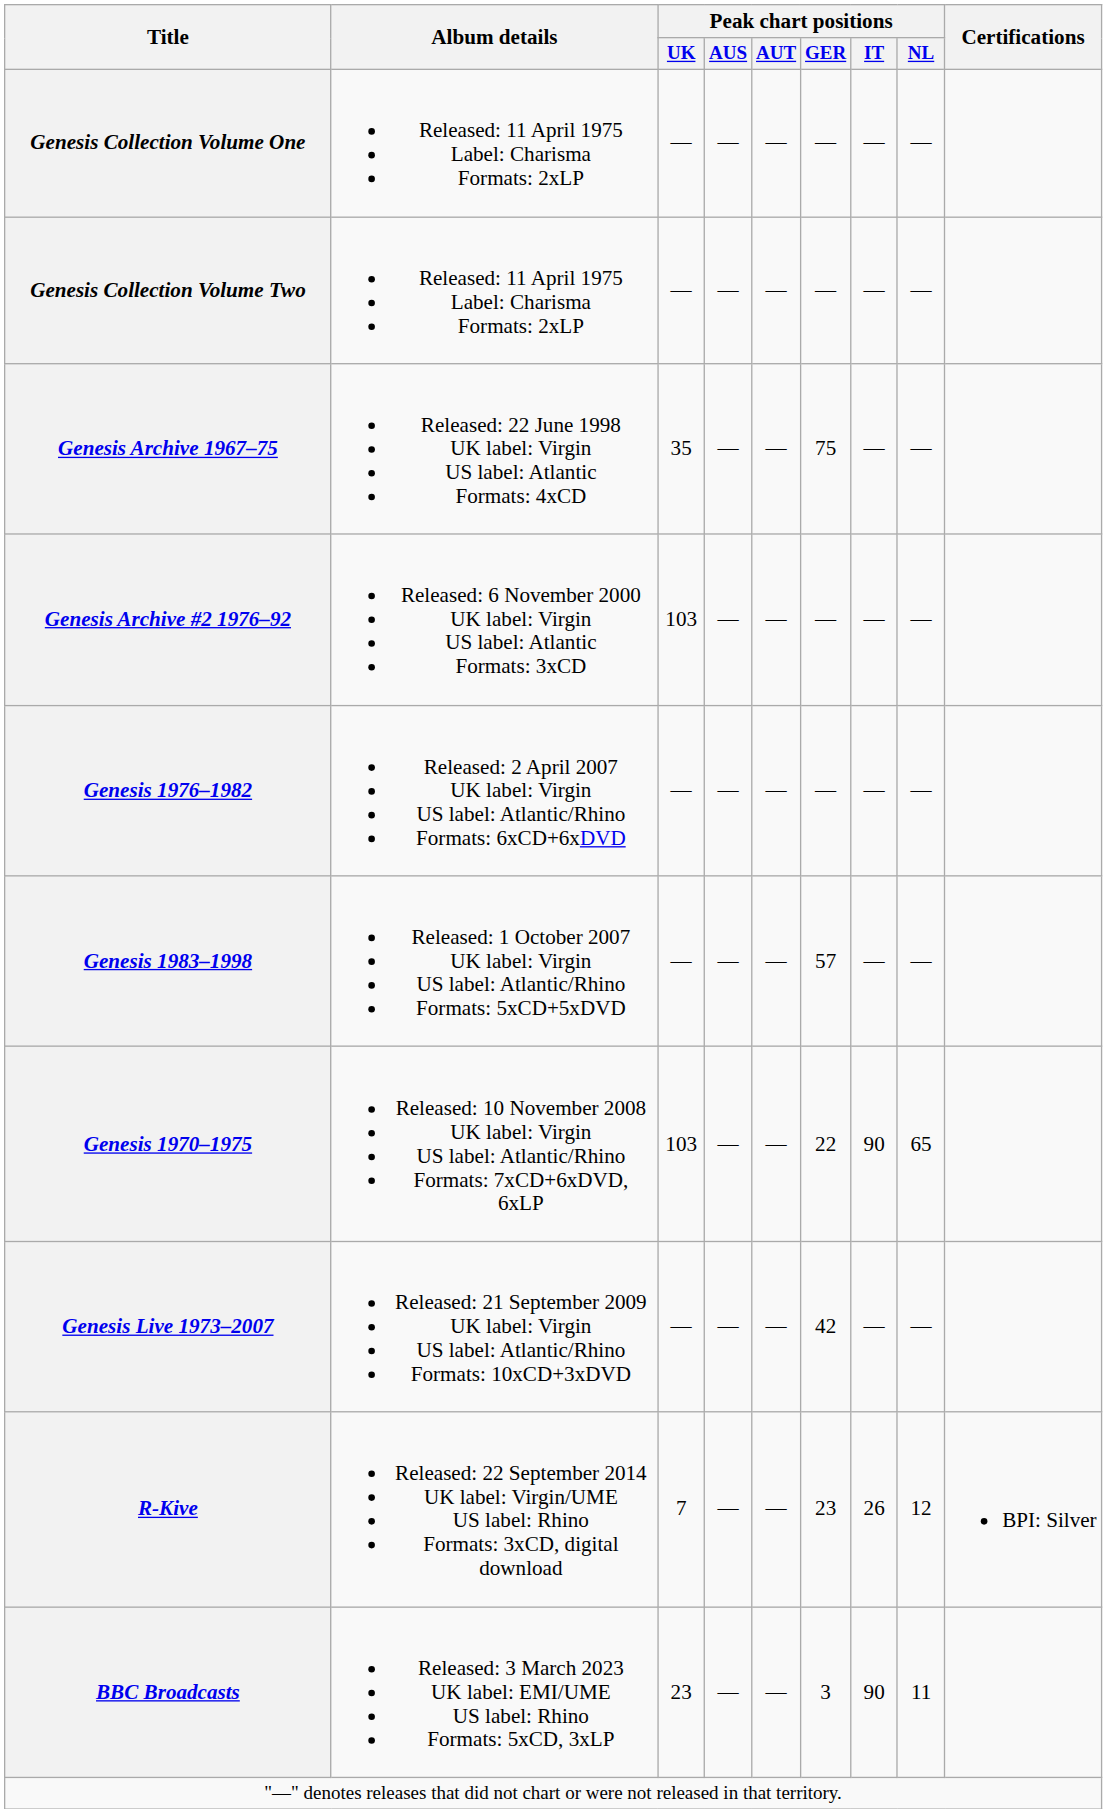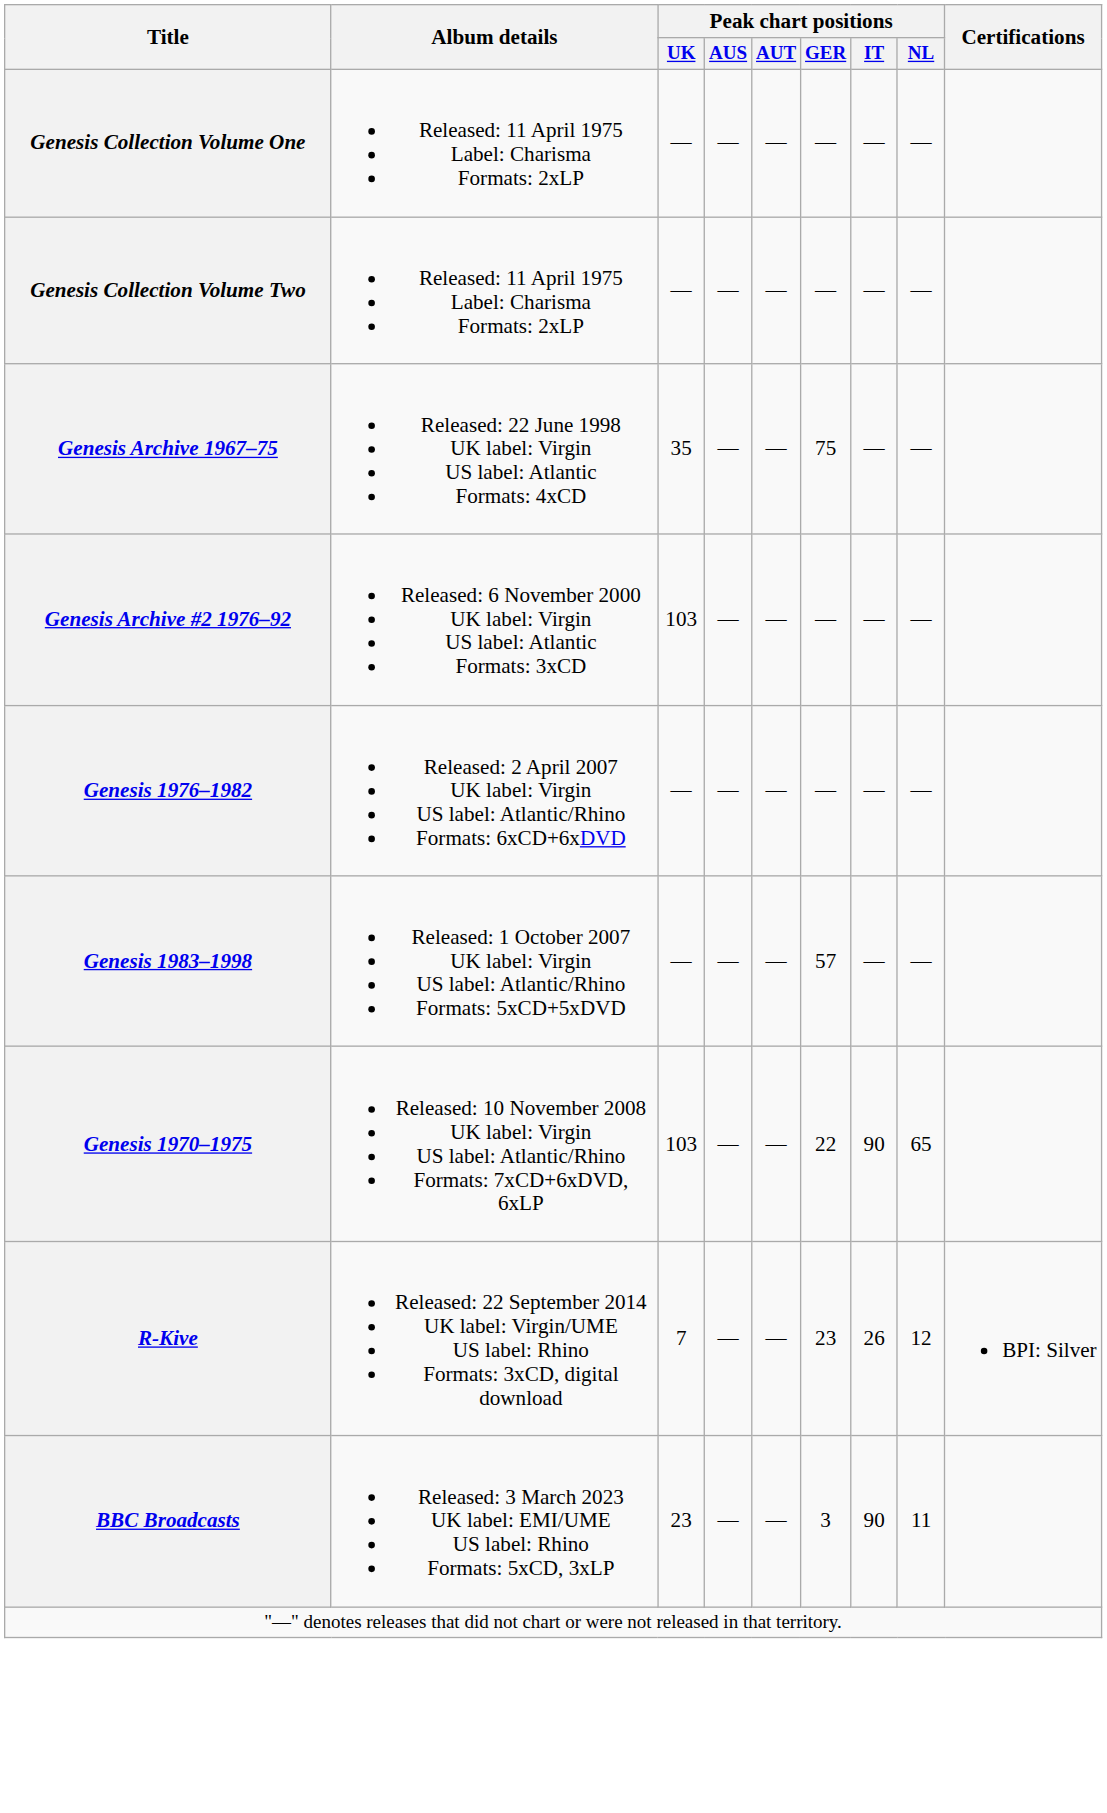- row: (168, 1326)
